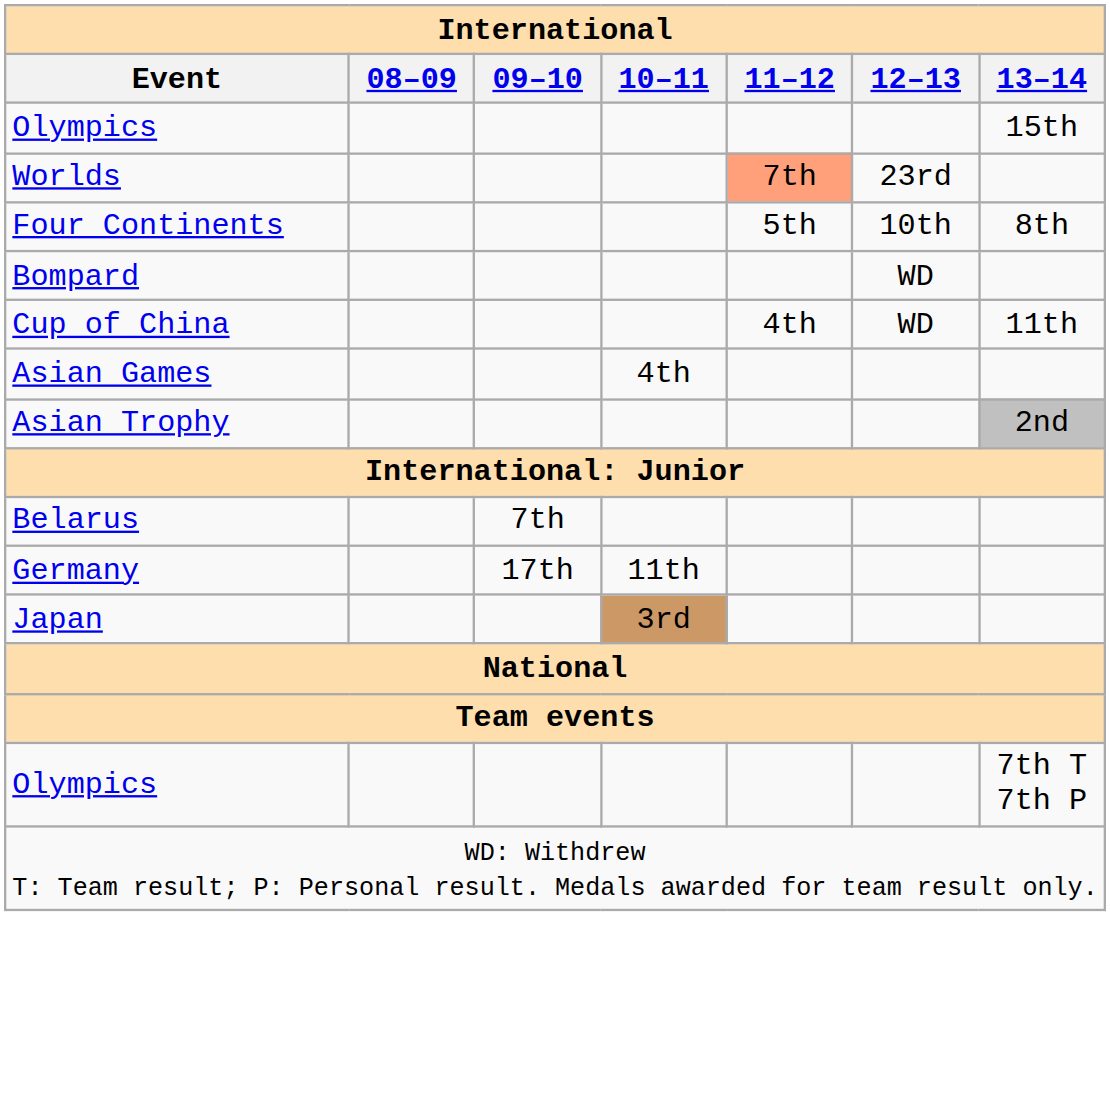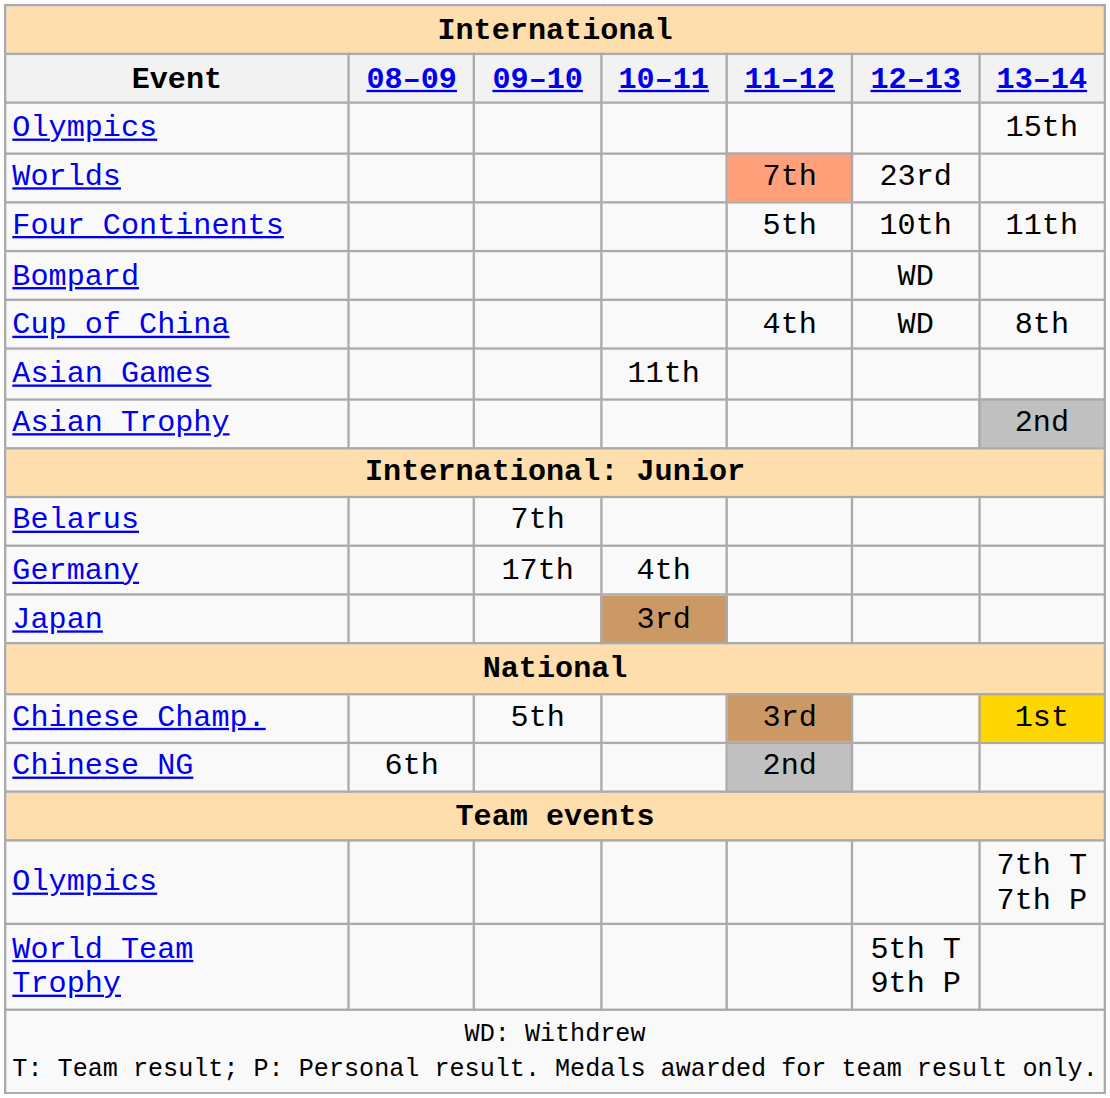(1042, 226) 8th -> (1042, 226) 11th
(1042, 325) 11th -> (1042, 325) 8th
(664, 374) 4th -> (664, 374) 11th
(664, 570) 11th -> (664, 570) 4th
+ row: (139, 718)
+ row: (103, 767)
+ row: (103, 967)
